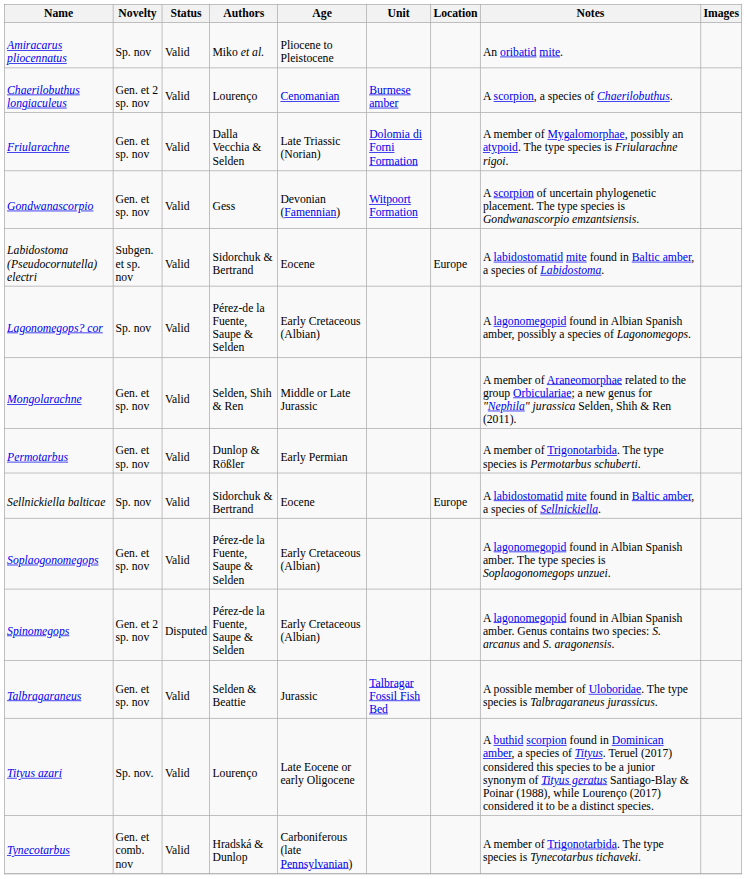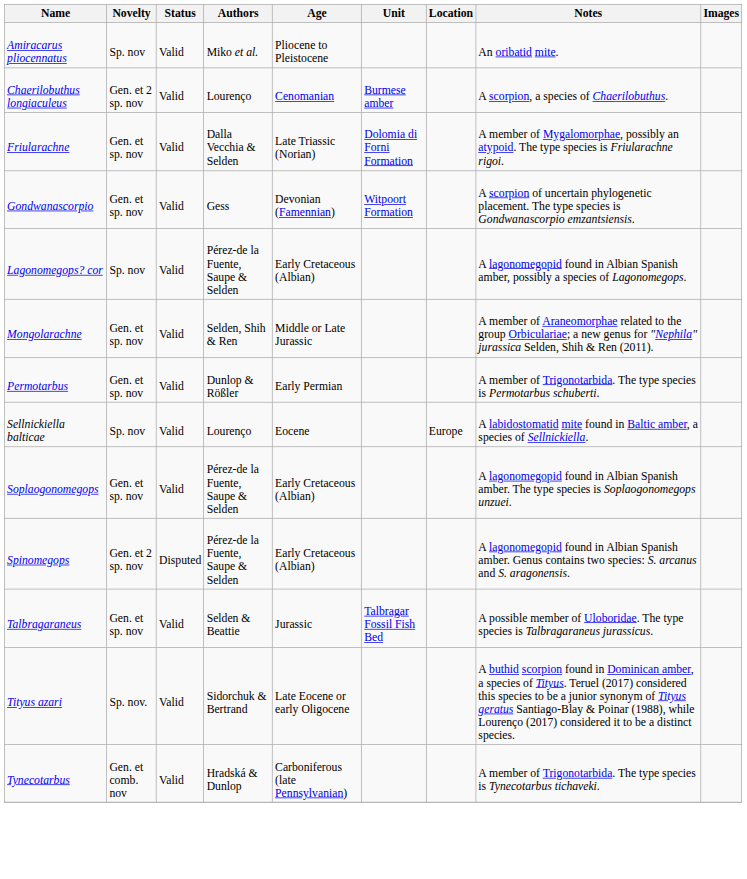- row: (52, 264)
(242, 502) Sidorchuk & Bertrand -> (229, 431) Lourenço
(235, 773) Lourenço -> (237, 702) Sidorchuk & Bertrand
